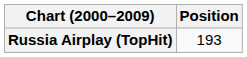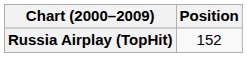(209, 40) 193 -> (209, 40) 152
